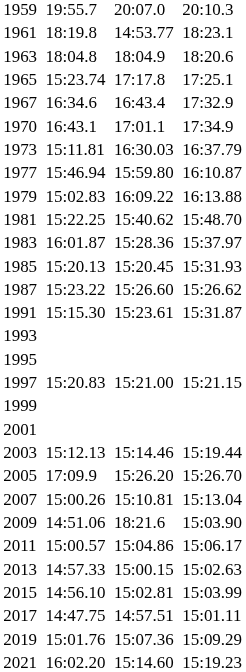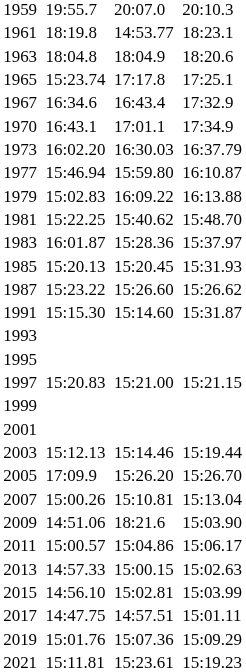(75, 149) 15:11.81 -> (76, 149) 16:02.20
(144, 312) 15:23.61 -> (144, 312) 15:14.60
(76, 662) 16:02.20 -> (75, 662) 15:11.81
(144, 662) 15:14.60 -> (144, 662) 15:23.61
